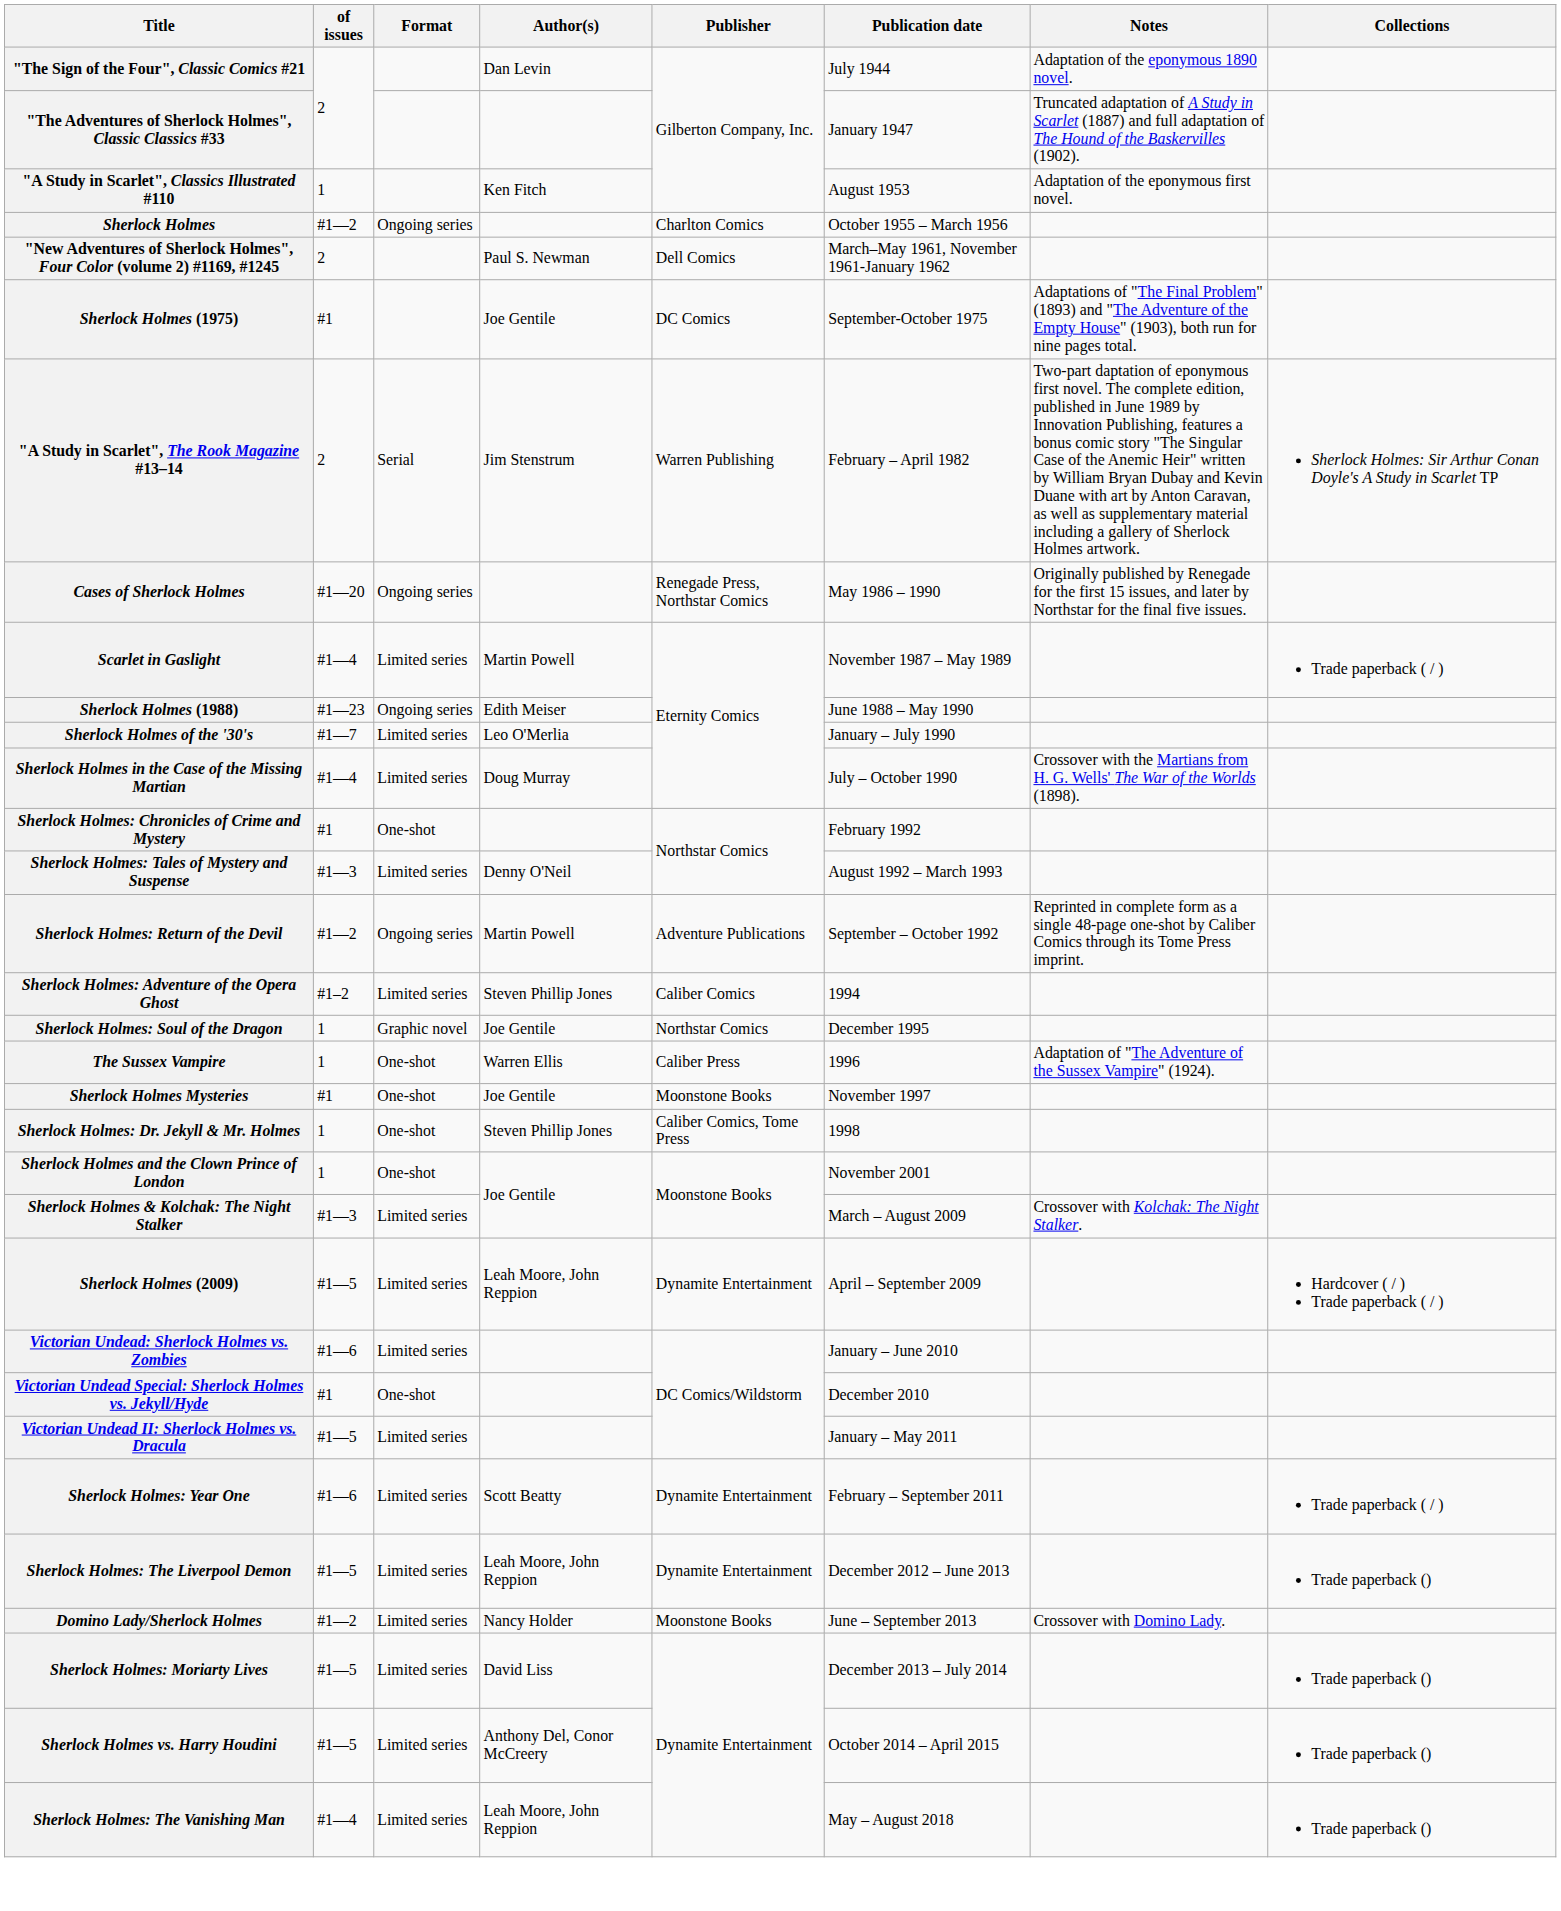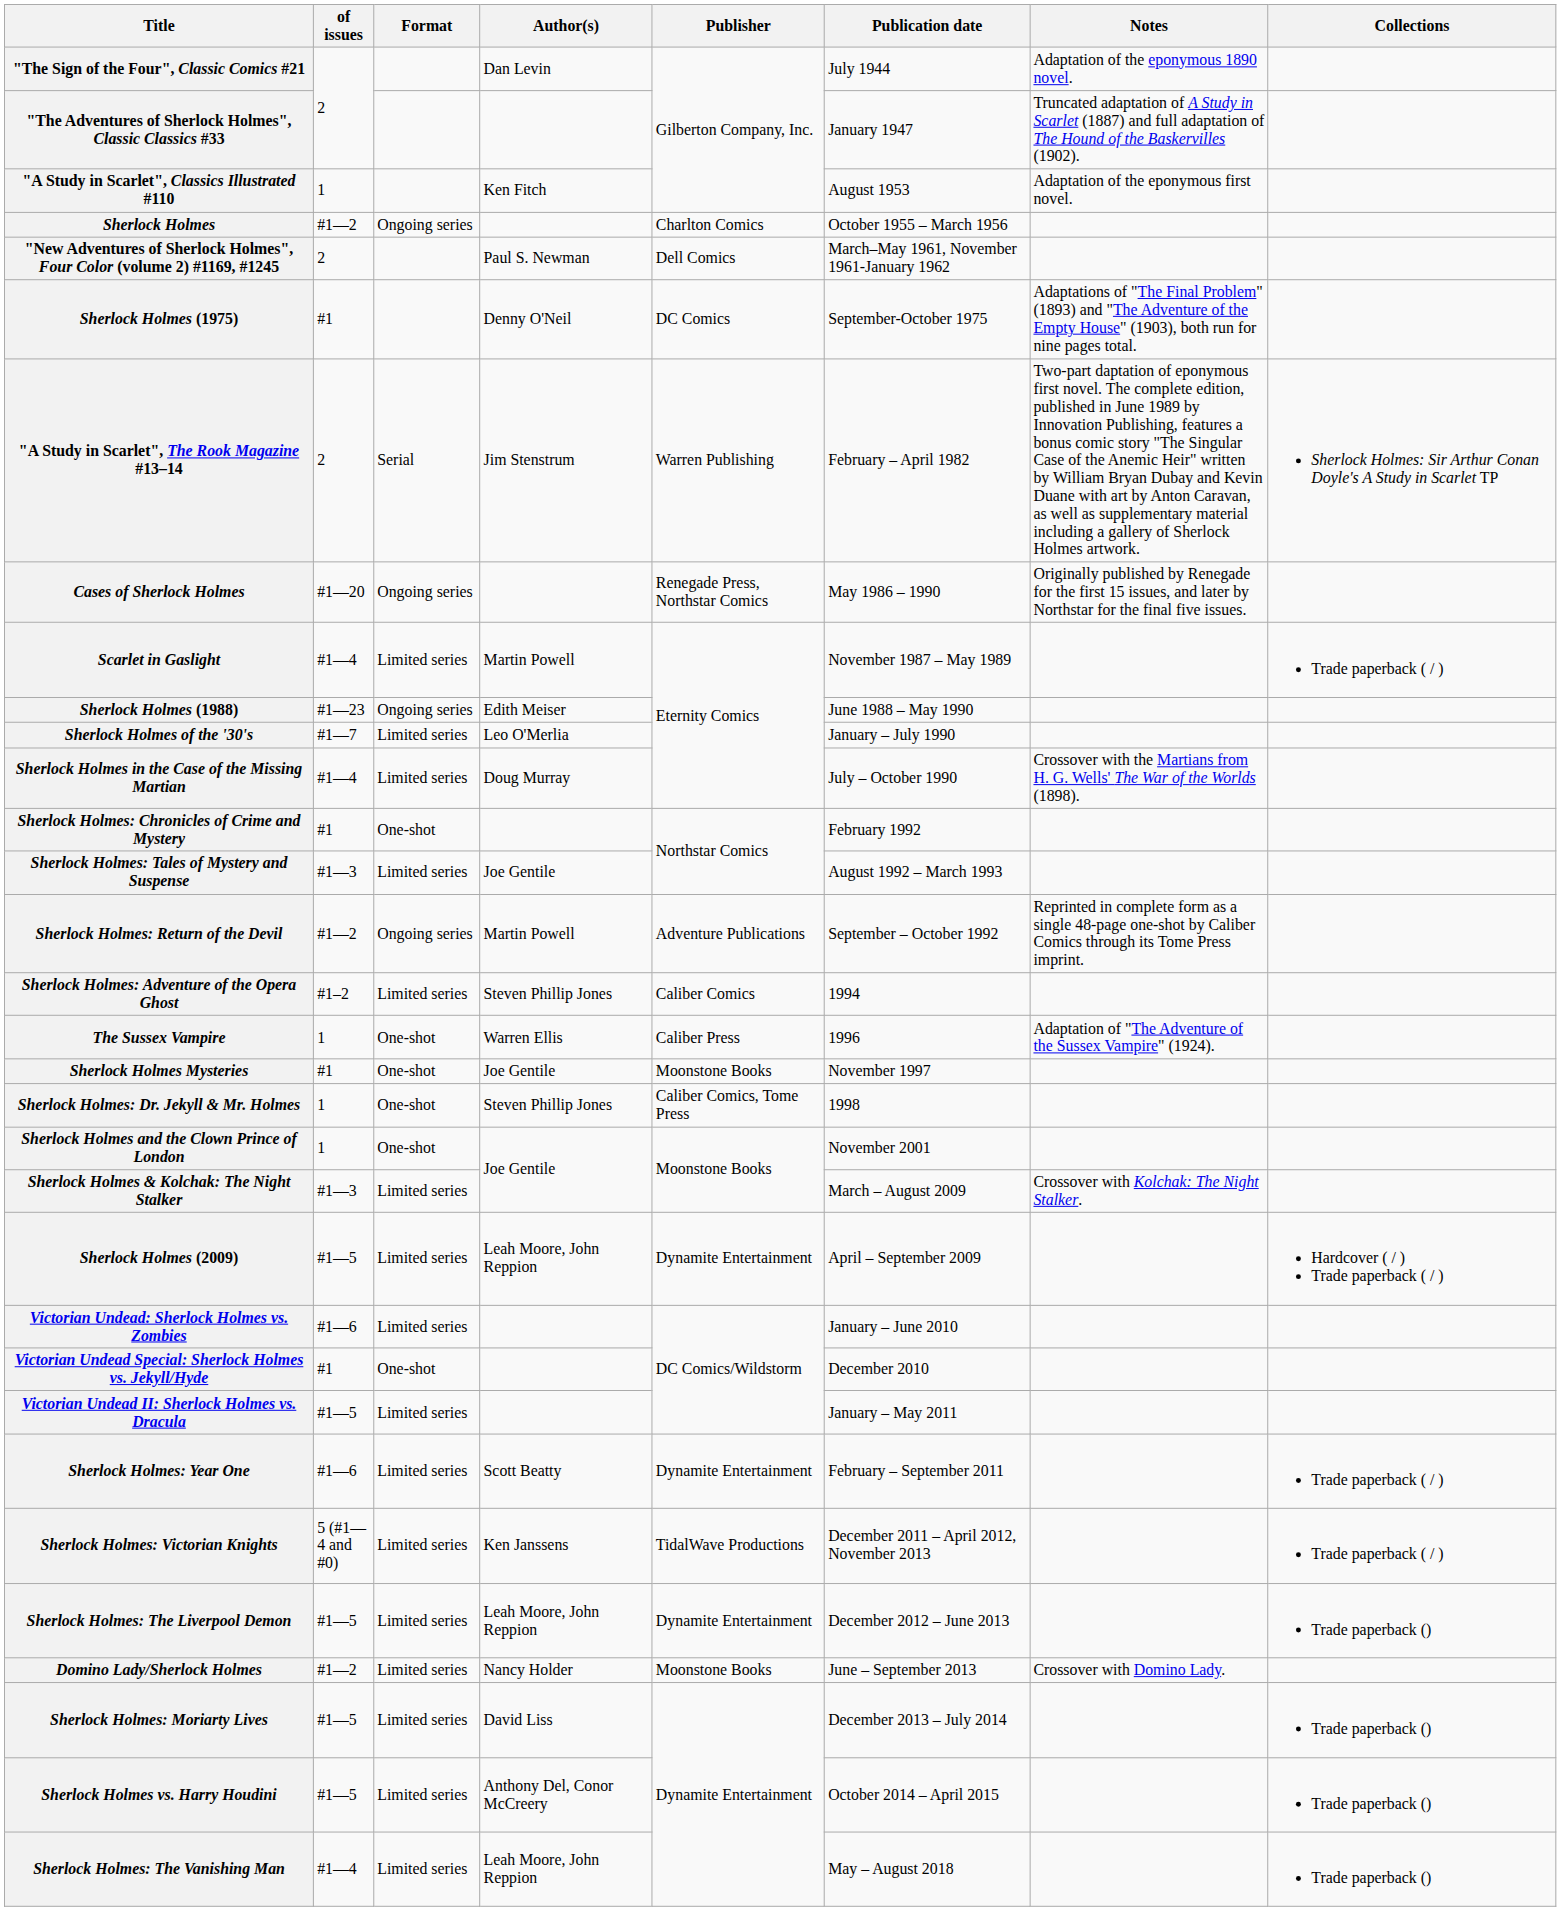(519, 319) Joe Gentile -> (527, 319) Denny O'Neil
(527, 872) Denny O'Neil -> (519, 872) Joe Gentile
- row: (159, 1028)
+ row: (159, 1545)
